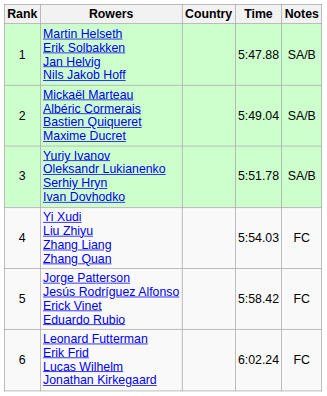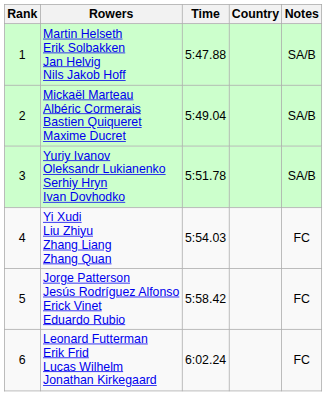columns swapped: (209, 14) <-> (258, 14)
